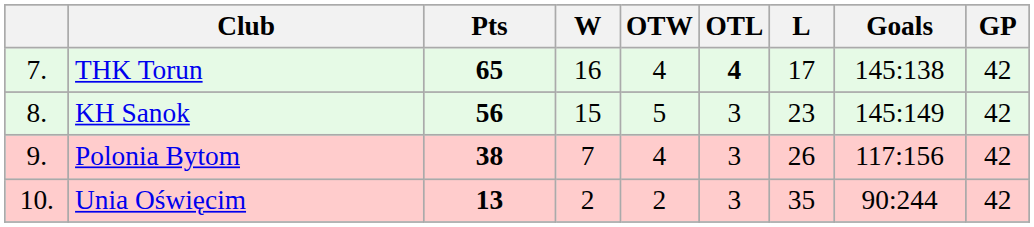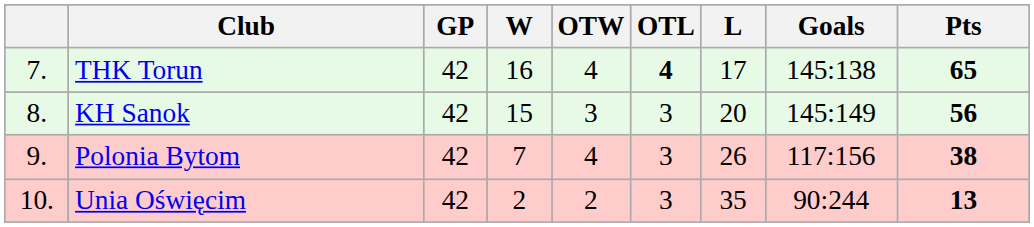columns swapped: (998, 26) <-> (490, 26)
(659, 112) 5 -> (591, 112) 3
(801, 112) 23 -> (733, 112) 20
